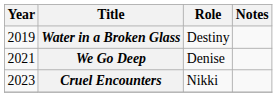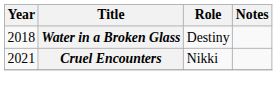(21, 37) 2019 -> (21, 37) 2018
- row: (111, 59)
(21, 80) 2023 -> (21, 59) 2021
